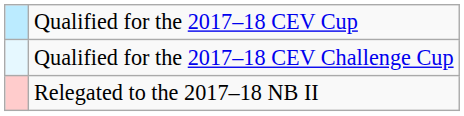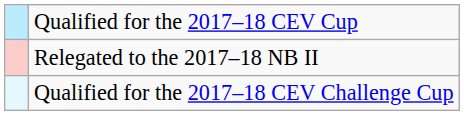rows swapped: (244, 57) <-> (176, 92)
